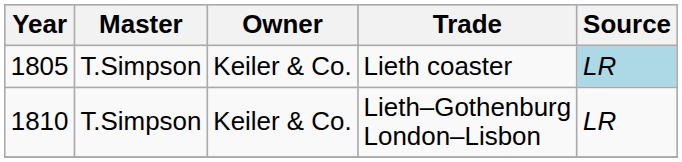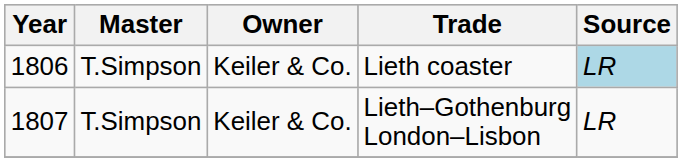(40, 66) 1805 -> (40, 66) 1806
(40, 121) 1810 -> (40, 121) 1807
